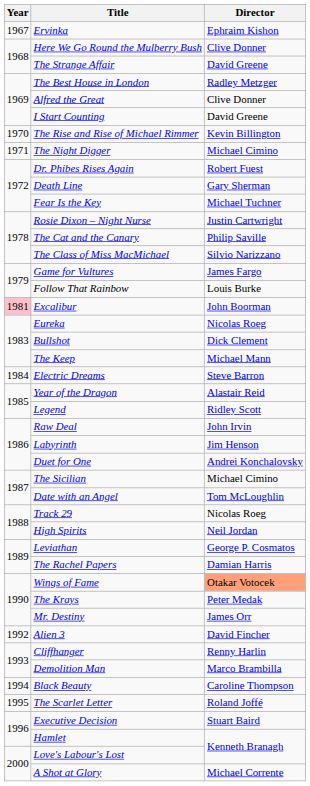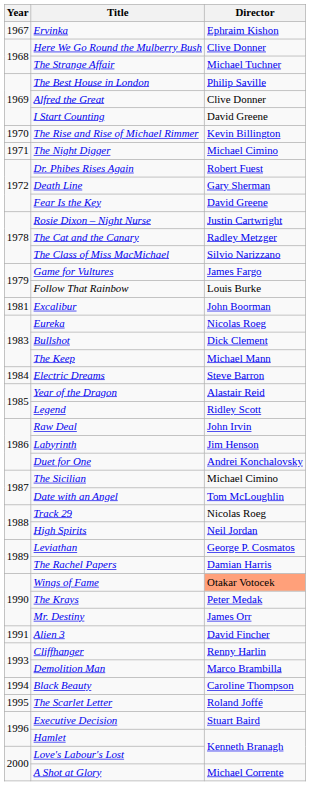(237, 64) David Greene -> (244, 64) Michael Tuchner
(242, 82) Radley Metzger -> (237, 82) Philip Saville
(244, 202) Michael Tuchner -> (237, 202) David Greene
(237, 237) Philip Saville -> (242, 237) Radley Metzger
(18, 306) pink background -> (18, 306) no background
(18, 634) 1992 -> (18, 634) 1991
